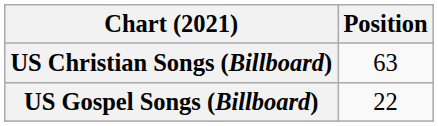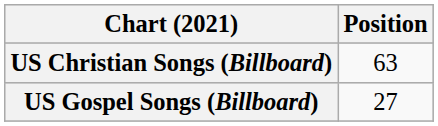(386, 101) 22 -> (386, 101) 27
